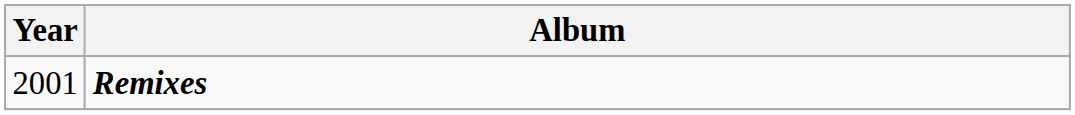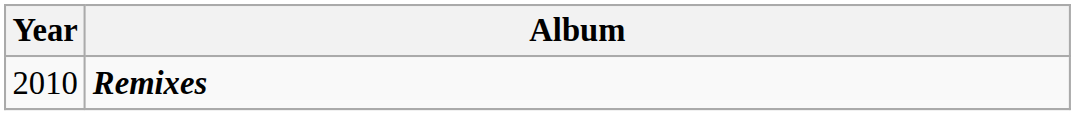(45, 82) 2001 -> (45, 82) 2010
